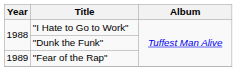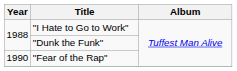(17, 58) 1989 -> (17, 58) 1990
